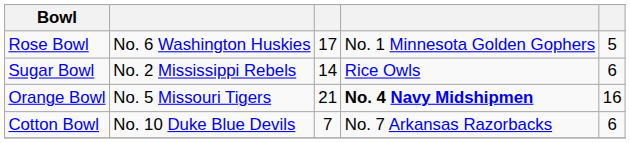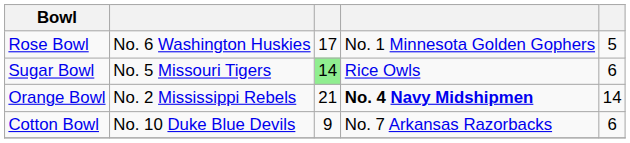(205, 71) No. 2 Mississippi Rebels -> (192, 71) No. 5 Missouri Tigers
(328, 71) no background -> (328, 71) lightgreen background
(192, 97) No. 5 Missouri Tigers -> (205, 97) No. 2 Mississippi Rebels
(612, 97) 16 -> (612, 97) 14
(328, 124) 7 -> (328, 124) 9
